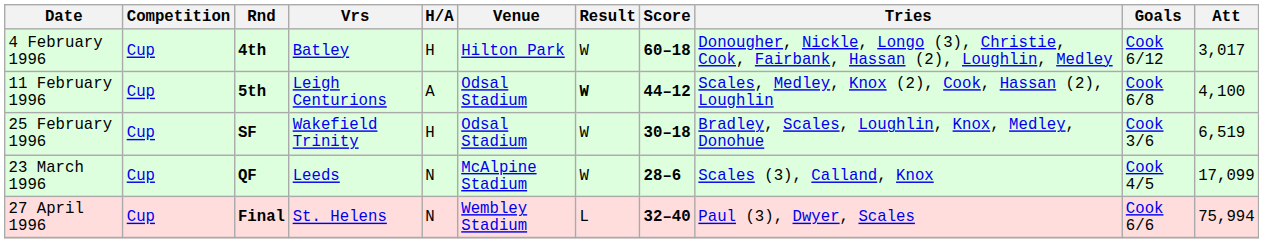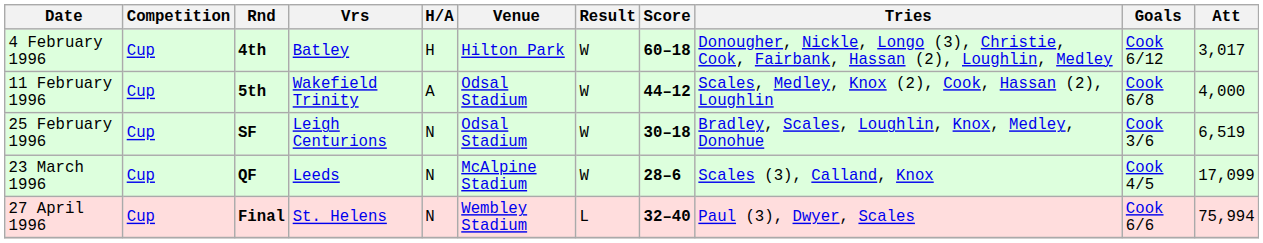(340, 92) Leigh Centurions -> (335, 92) Wakefield Trinity
(584, 92) bold -> (584, 92) normal
(1222, 92) 4,100 -> (1222, 92) 4,000
(335, 134) Wakefield Trinity -> (340, 134) Leigh Centurions
(430, 134) H -> (430, 134) N
